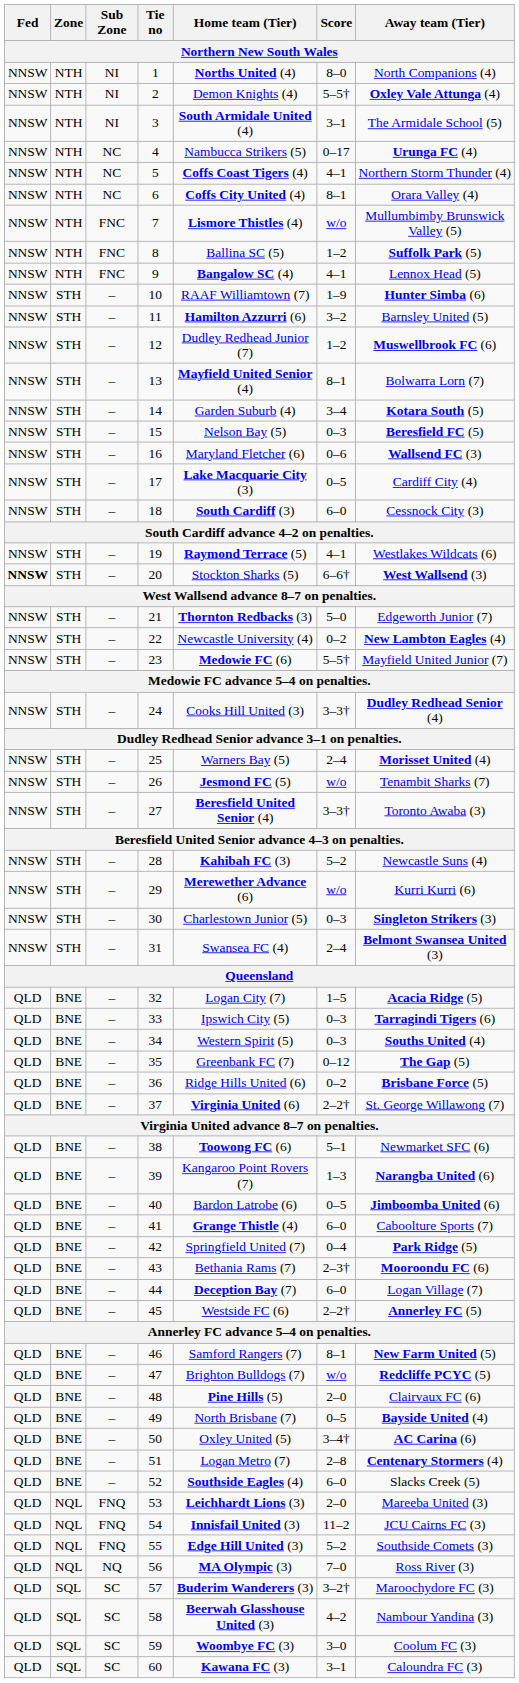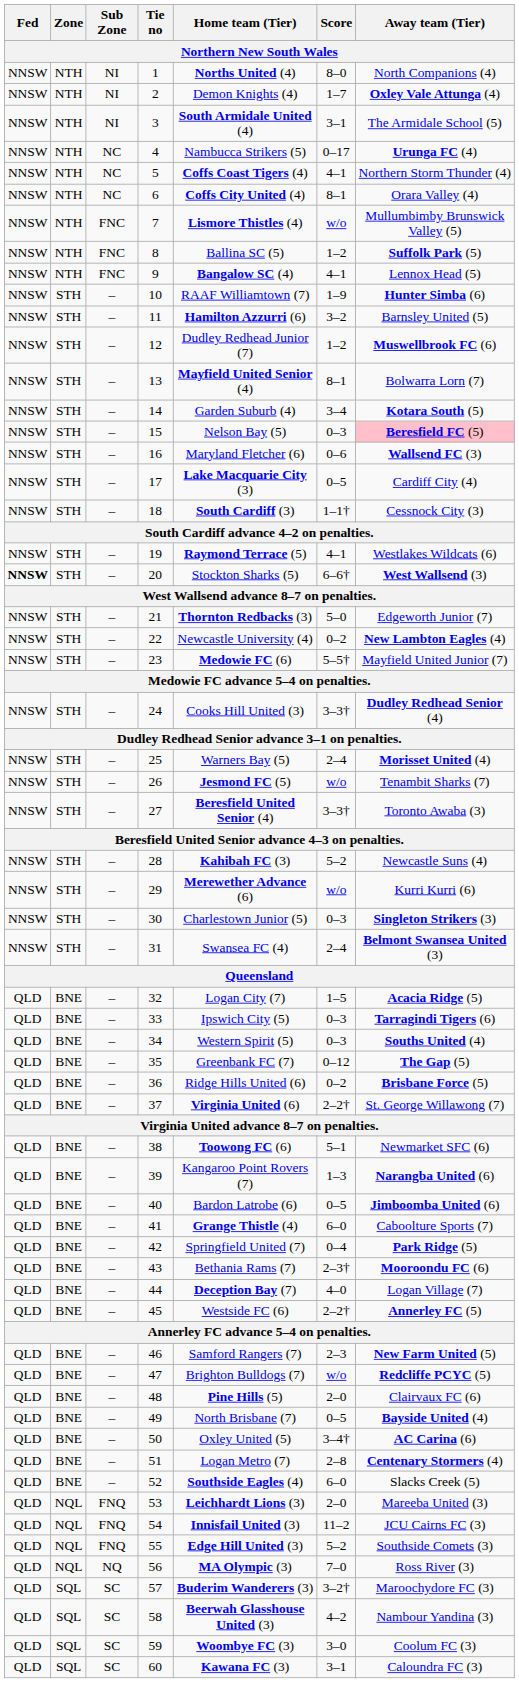(336, 94) 5–5† -> (336, 94) 1–7
(435, 431) no background -> (435, 431) pink background
(336, 510) 6–0 -> (336, 510) 1–1†
(336, 1289) 6–0 -> (336, 1289) 4–0
(336, 1353) 8–1 -> (336, 1353) 2–3
